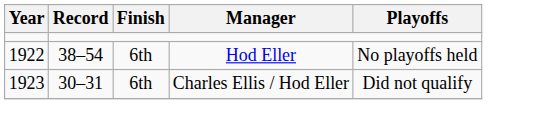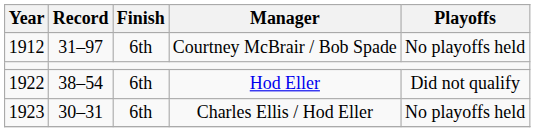+ row: (27, 47)
(417, 55) No playoffs held -> (465, 83) Did not qualify
(417, 83) Did not qualify -> (465, 112) No playoffs held
